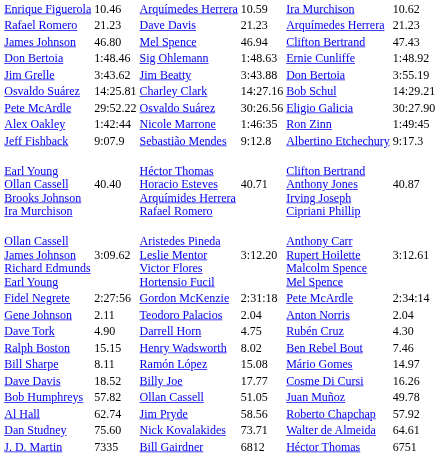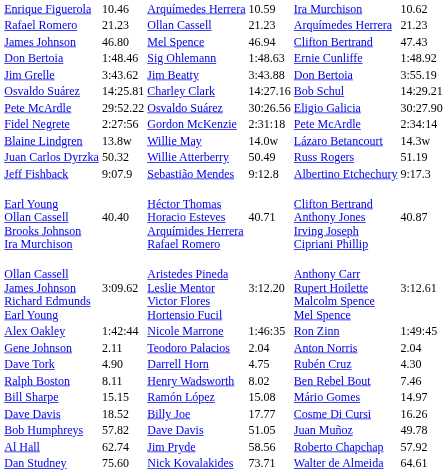(168, 25) Dave Davis -> (179, 25) Ollan Cassell
rows swapped: (37, 298) <-> (35, 124)
+ row: (43, 141)
+ row: (52, 157)
(108, 348) 15.15 -> (112, 381) 8.11
(105, 364) 8.11 -> (115, 397) 15.15
(172, 397) Ollan Cassell -> (175, 430) Dave Davis
- row: (33, 447)
